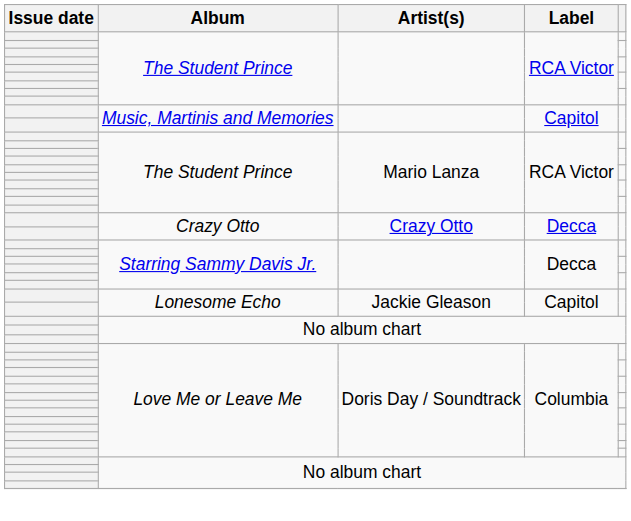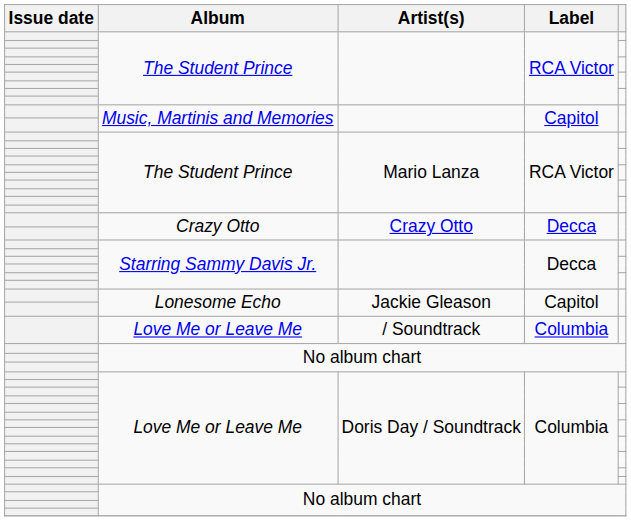+ row: (218, 329)
